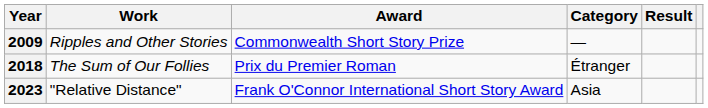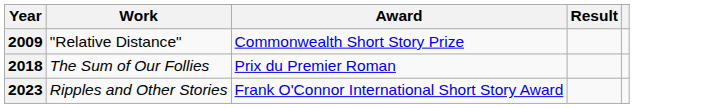- column: (604, 16)
(139, 41) Ripples and Other Stories -> (116, 41) "Relative Distance"
(116, 90) "Relative Distance" -> (139, 90) Ripples and Other Stories
